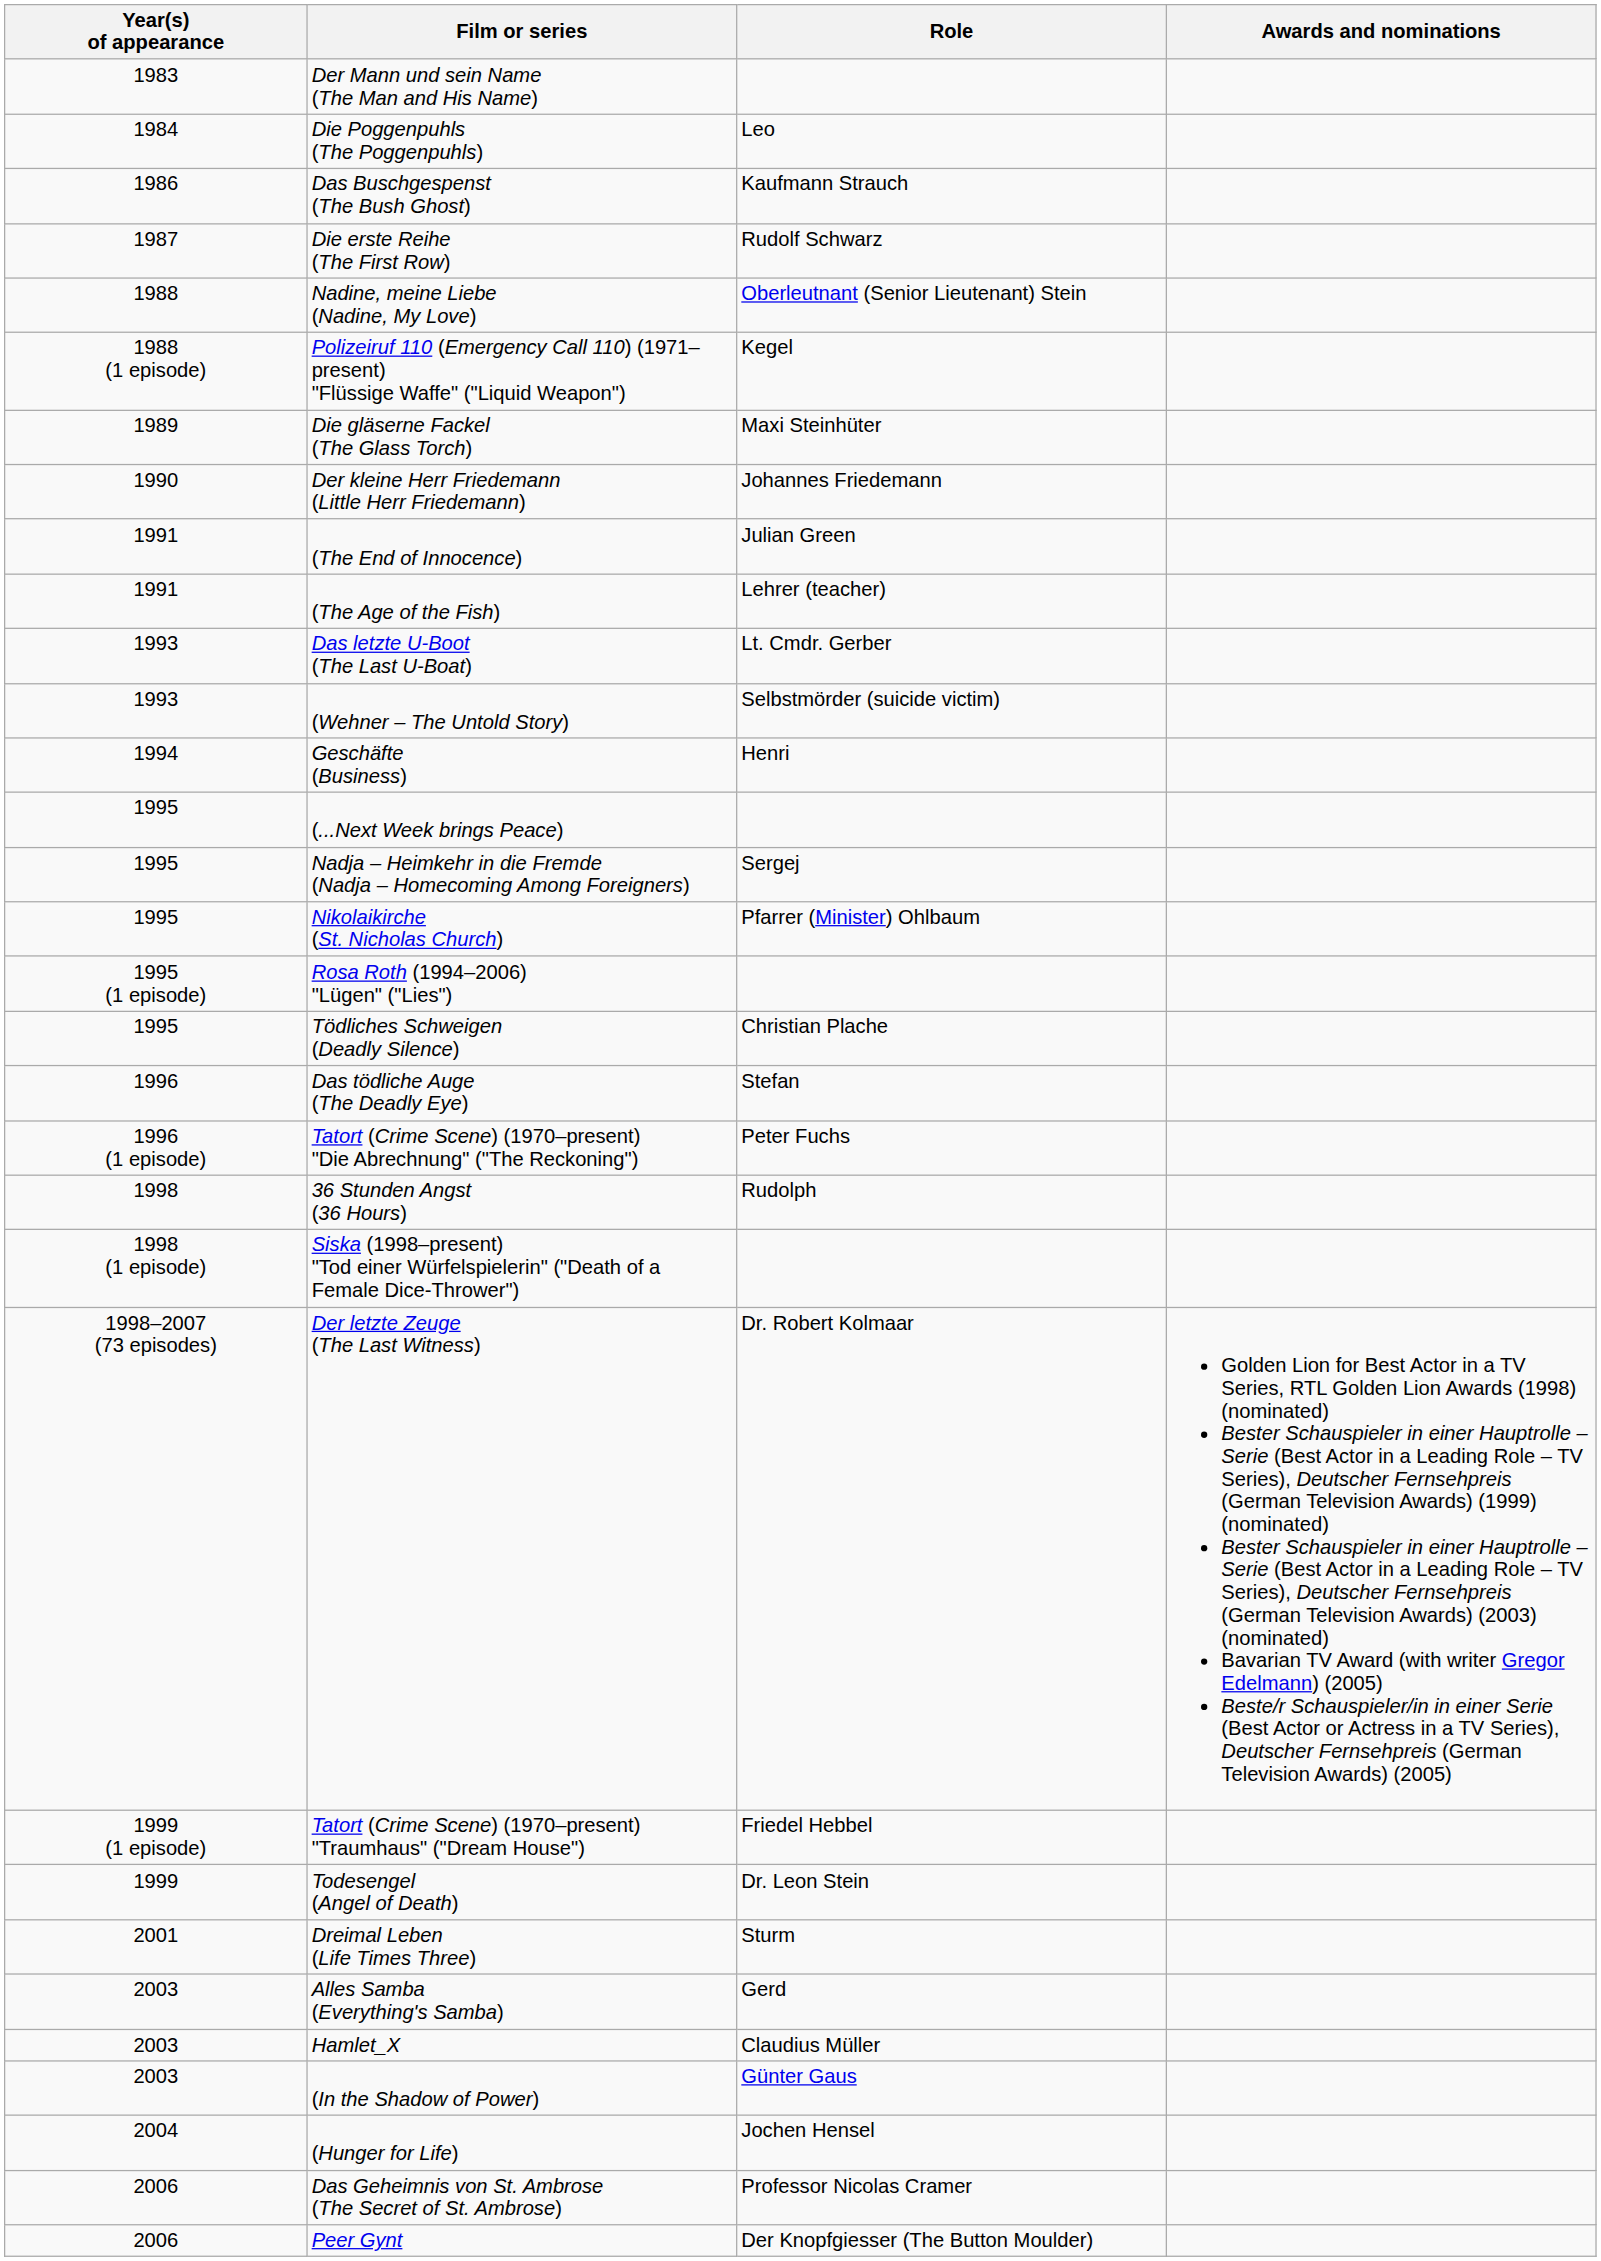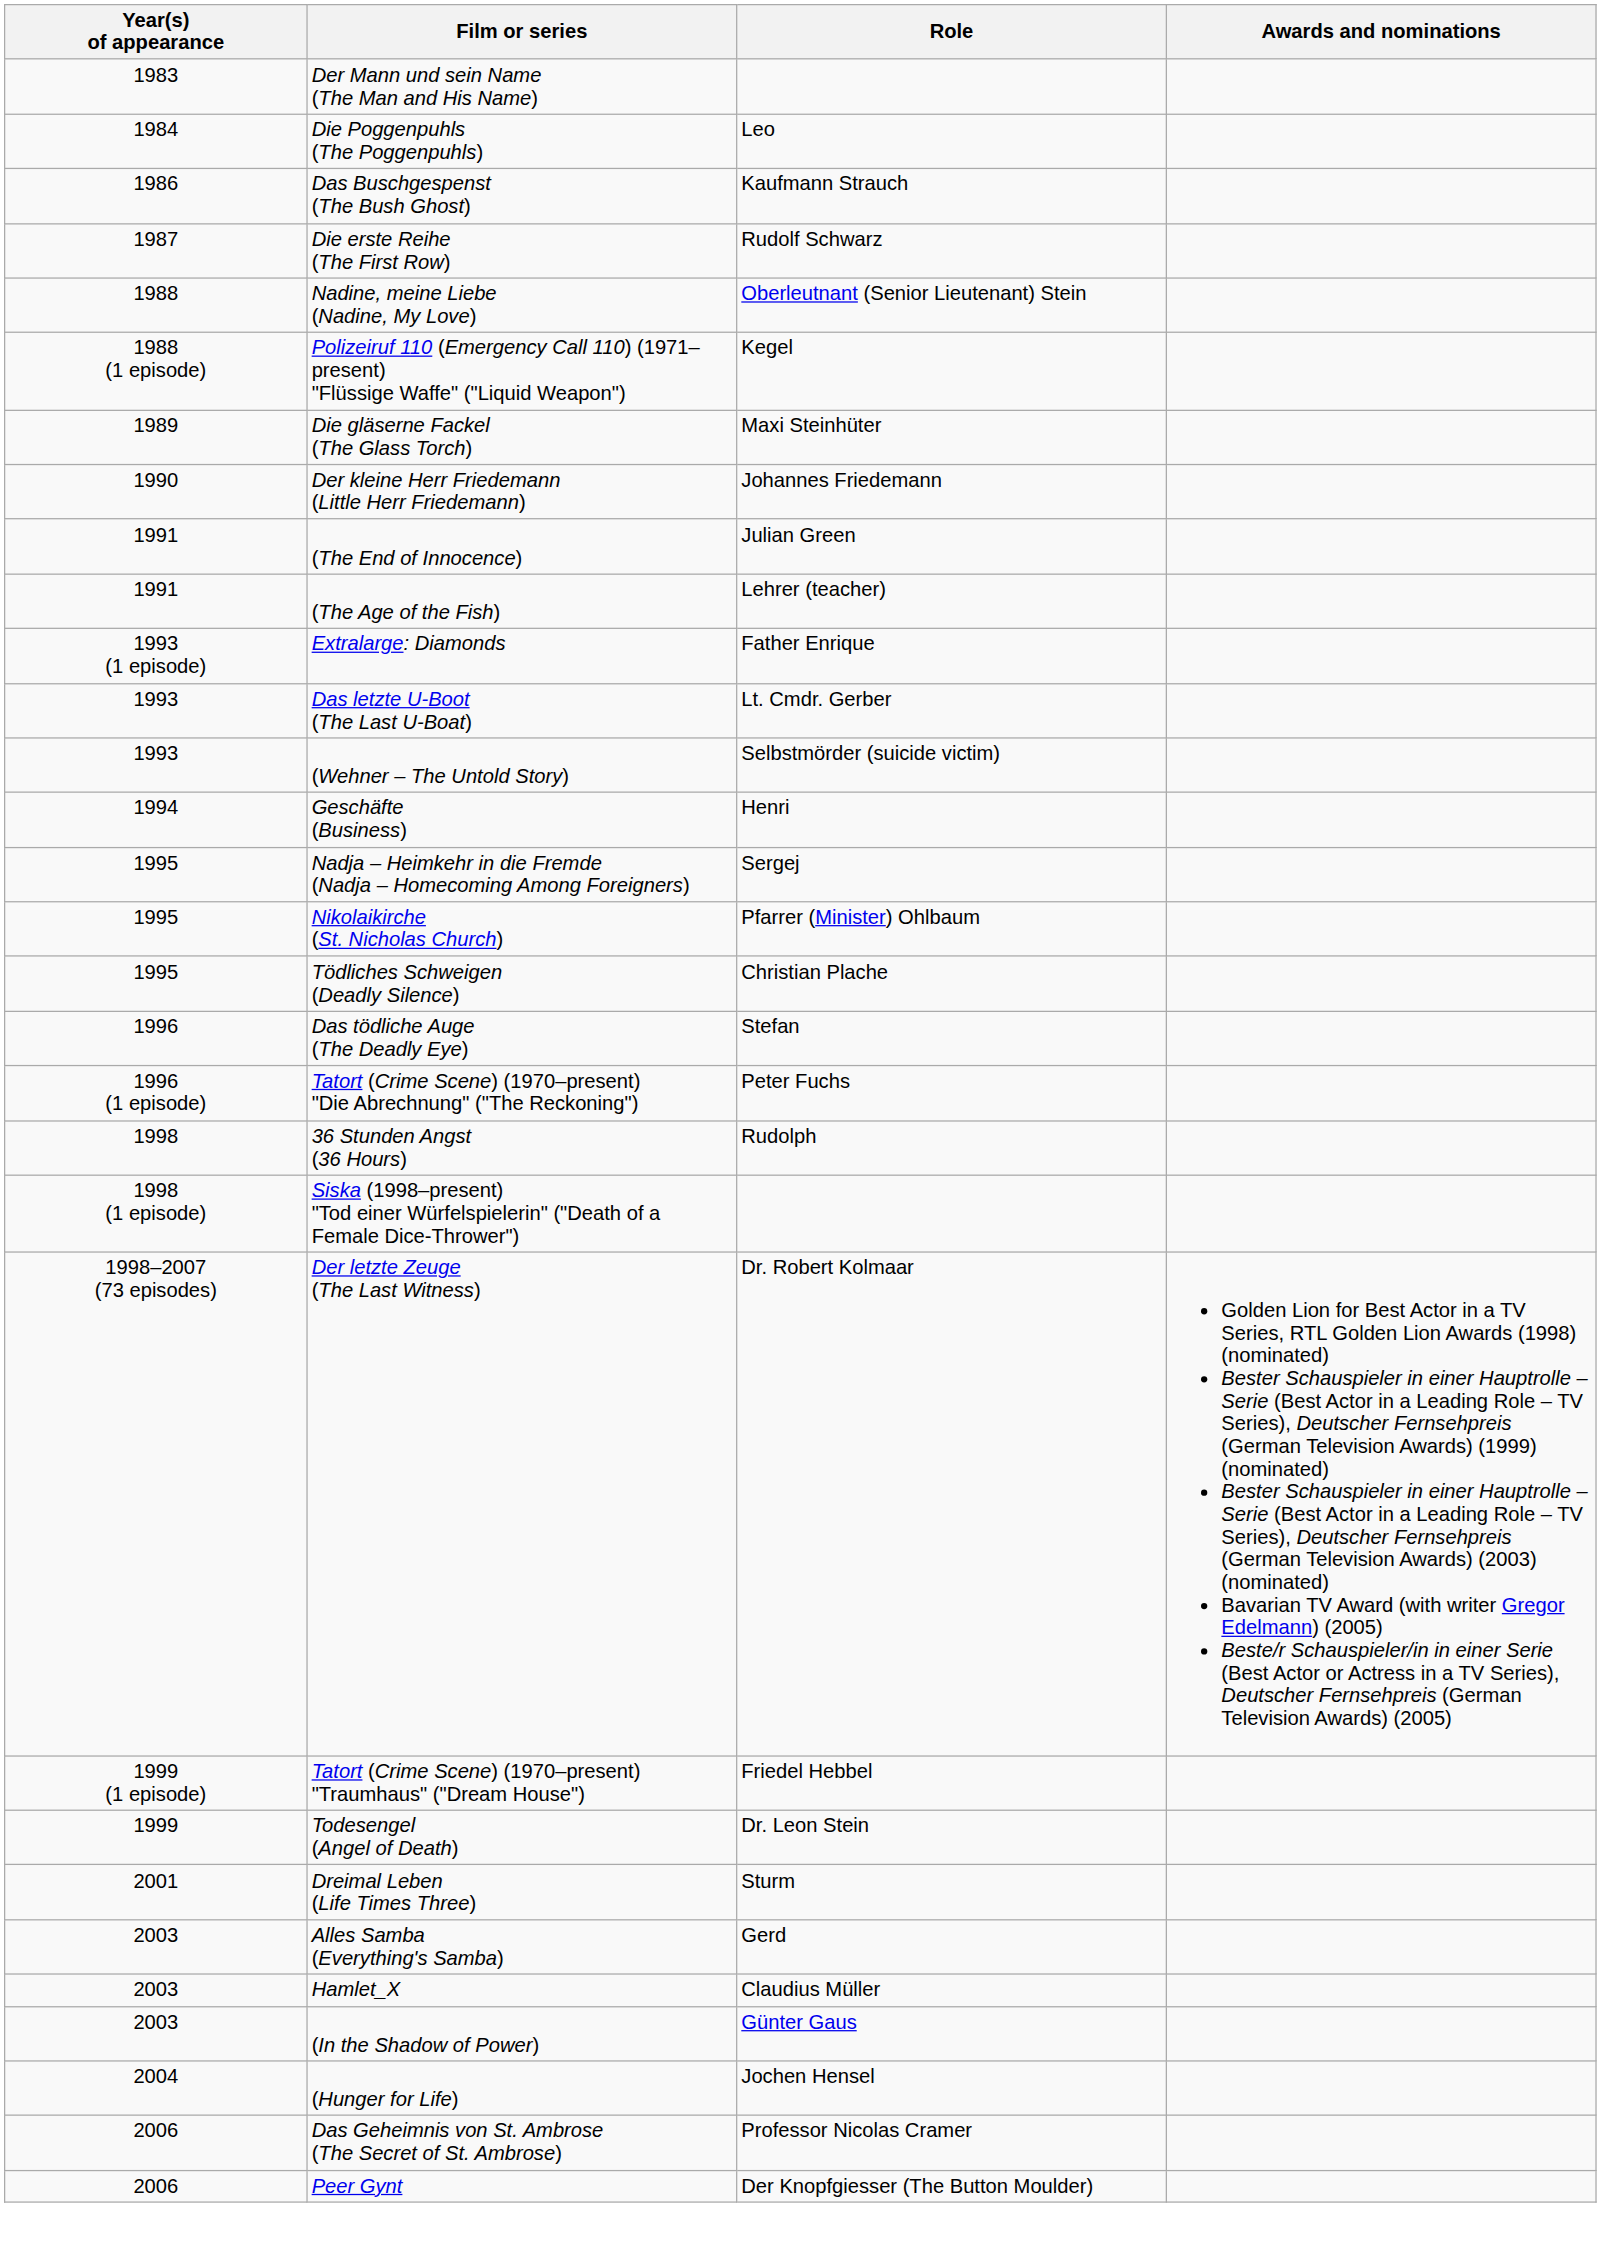+ row: (409, 644)
- row: (437, 830)
- row: (419, 983)
